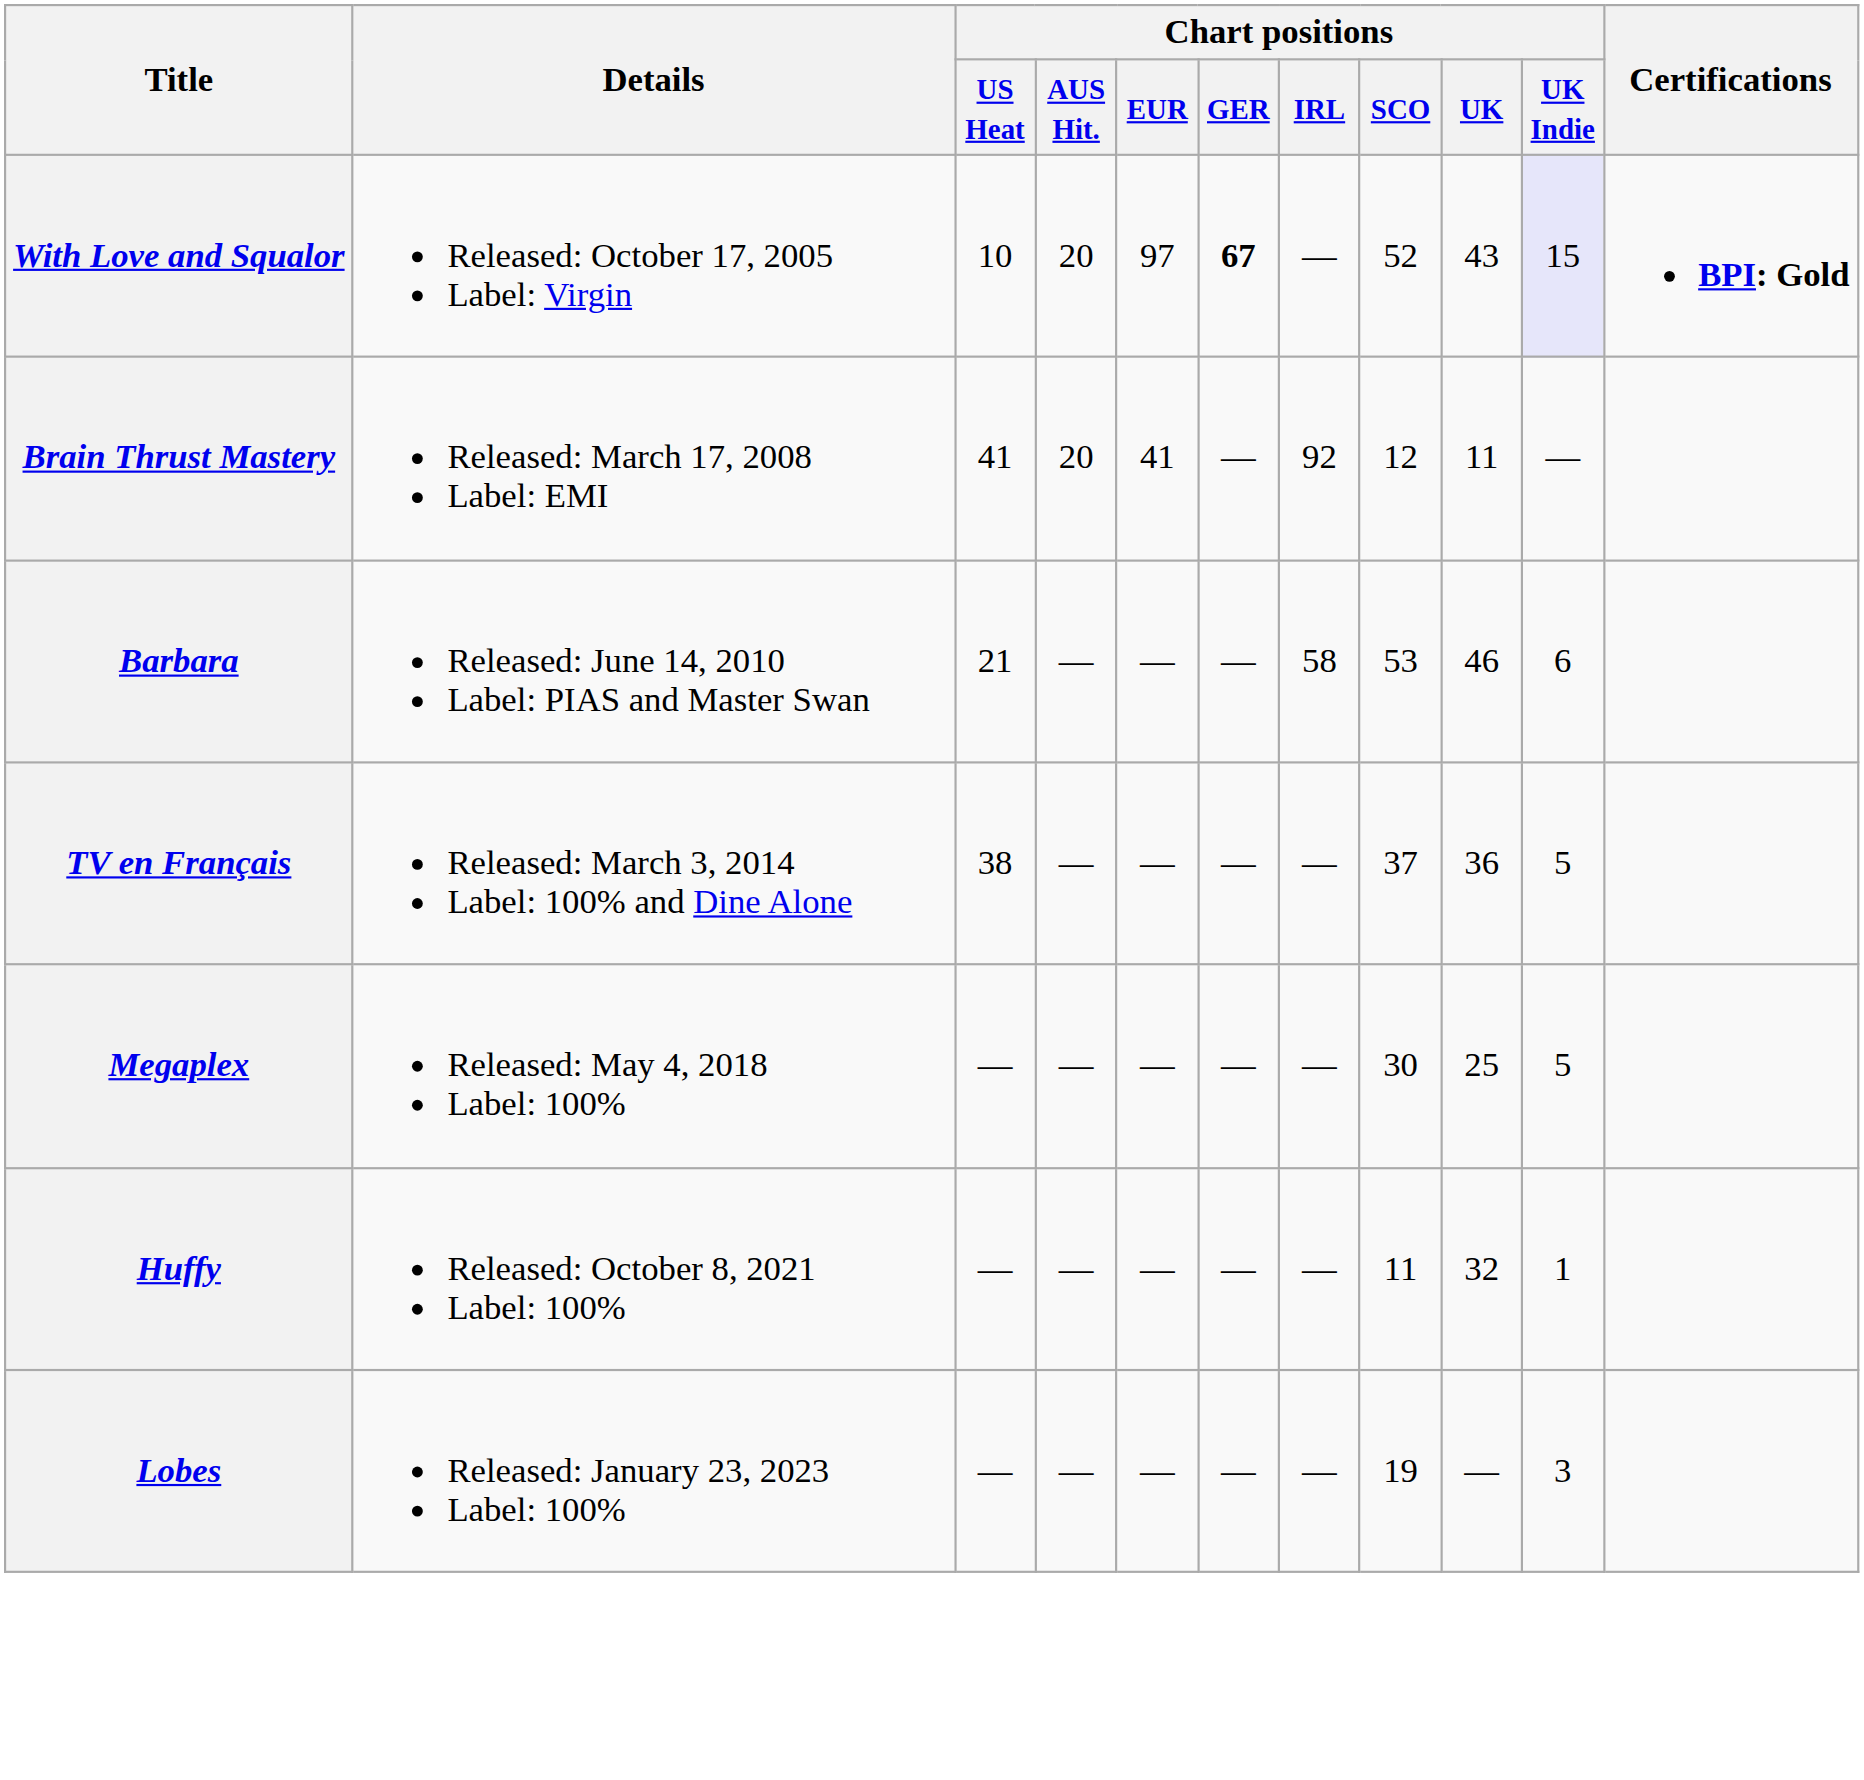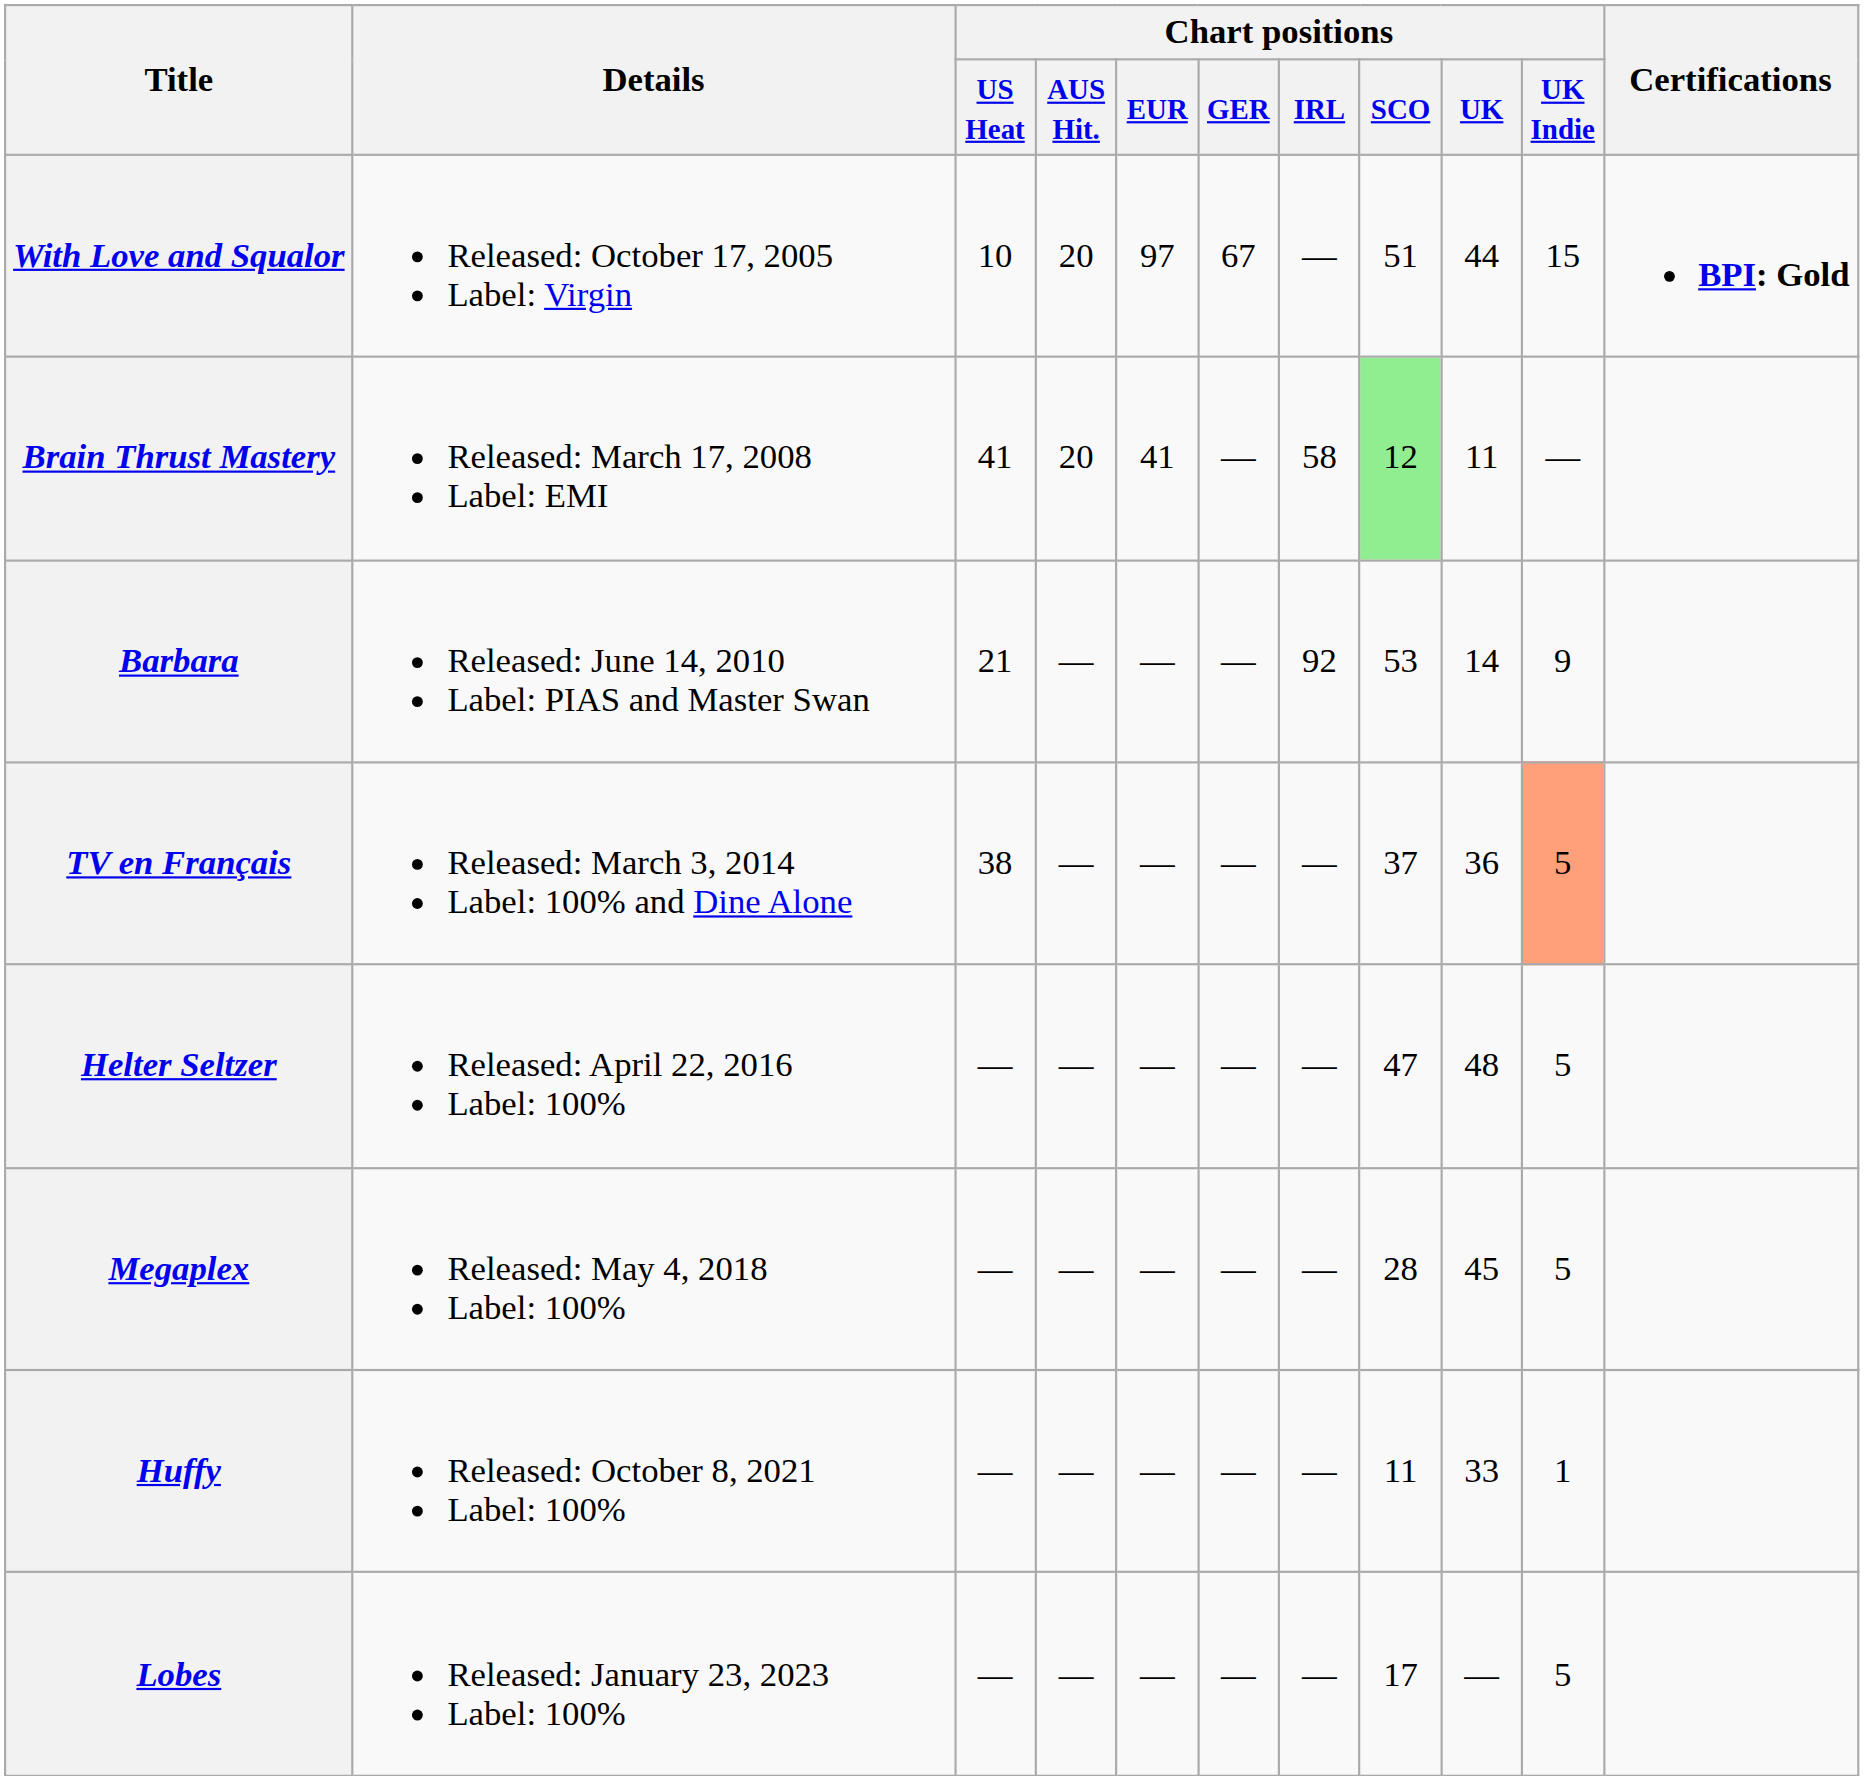(1238, 254) bold -> (1238, 254) normal
(1401, 254) 52 -> (1401, 254) 51
(1482, 254) 43 -> (1482, 254) 44
(1563, 254) lavender background -> (1563, 254) no background
(1319, 457) 92 -> (1319, 457) 58
(1401, 457) no background -> (1401, 457) lightgreen background
(1319, 660) 58 -> (1319, 660) 92
(1482, 660) 46 -> (1482, 660) 14
(1563, 660) 6 -> (1563, 660) 9
(1563, 862) no background -> (1563, 862) lightsalmon background
+ row: (179, 1065)
(1401, 1065) 30 -> (1401, 1268) 28
(1482, 1065) 25 -> (1482, 1268) 45
(1482, 1268) 32 -> (1482, 1470) 33
(1401, 1470) 19 -> (1401, 1673) 17
(1563, 1470) 3 -> (1563, 1673) 5
